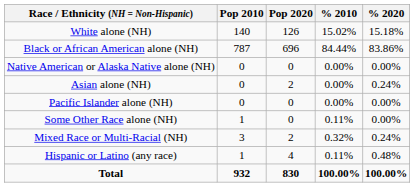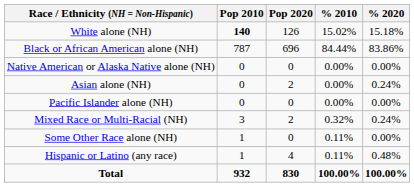(242, 31) normal -> (242, 31) bold
rows swapped: (111, 119) <-> (111, 137)
